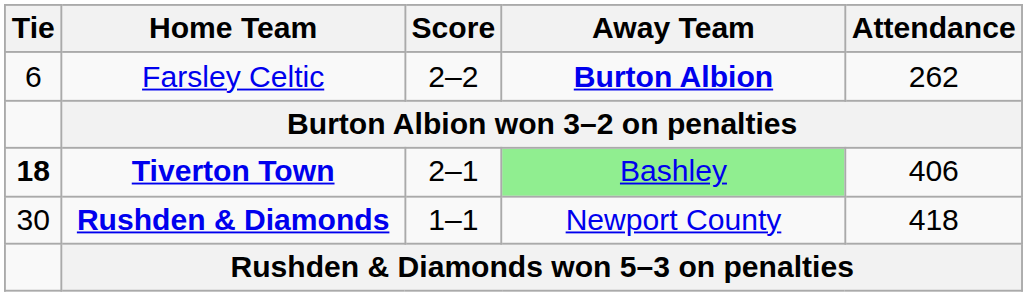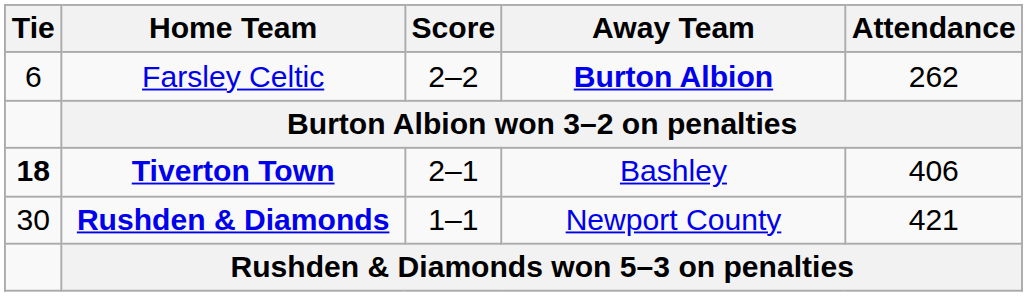(673, 171) lightgreen background -> (673, 171) no background
(934, 219) 418 -> (934, 219) 421
